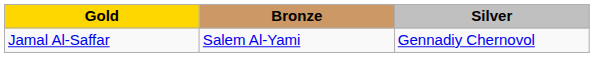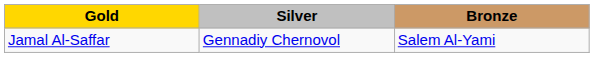columns swapped: (492, 16) <-> (297, 16)
